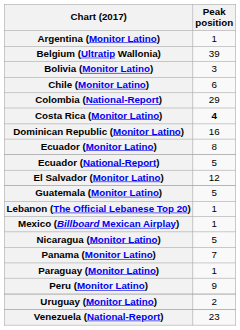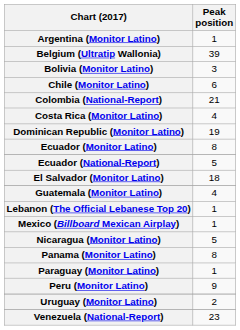(214, 100) 29 -> (214, 100) 21
(214, 116) bold -> (214, 116) normal
(214, 131) 16 -> (214, 131) 19
(214, 178) 12 -> (214, 178) 18
(214, 193) 5 -> (214, 193) 4
(214, 255) 7 -> (214, 255) 8
